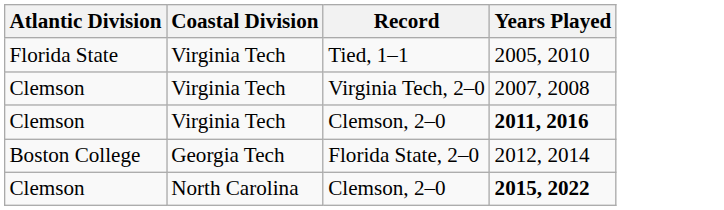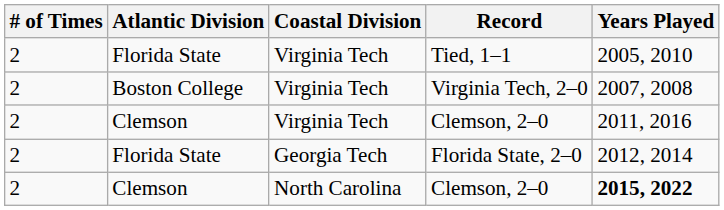+ column: (56, 21)
(47, 88) Clemson -> (178, 88) Boston College
(542, 121) bold -> (645, 121) normal
(75, 155) Boston College -> (167, 155) Florida State
